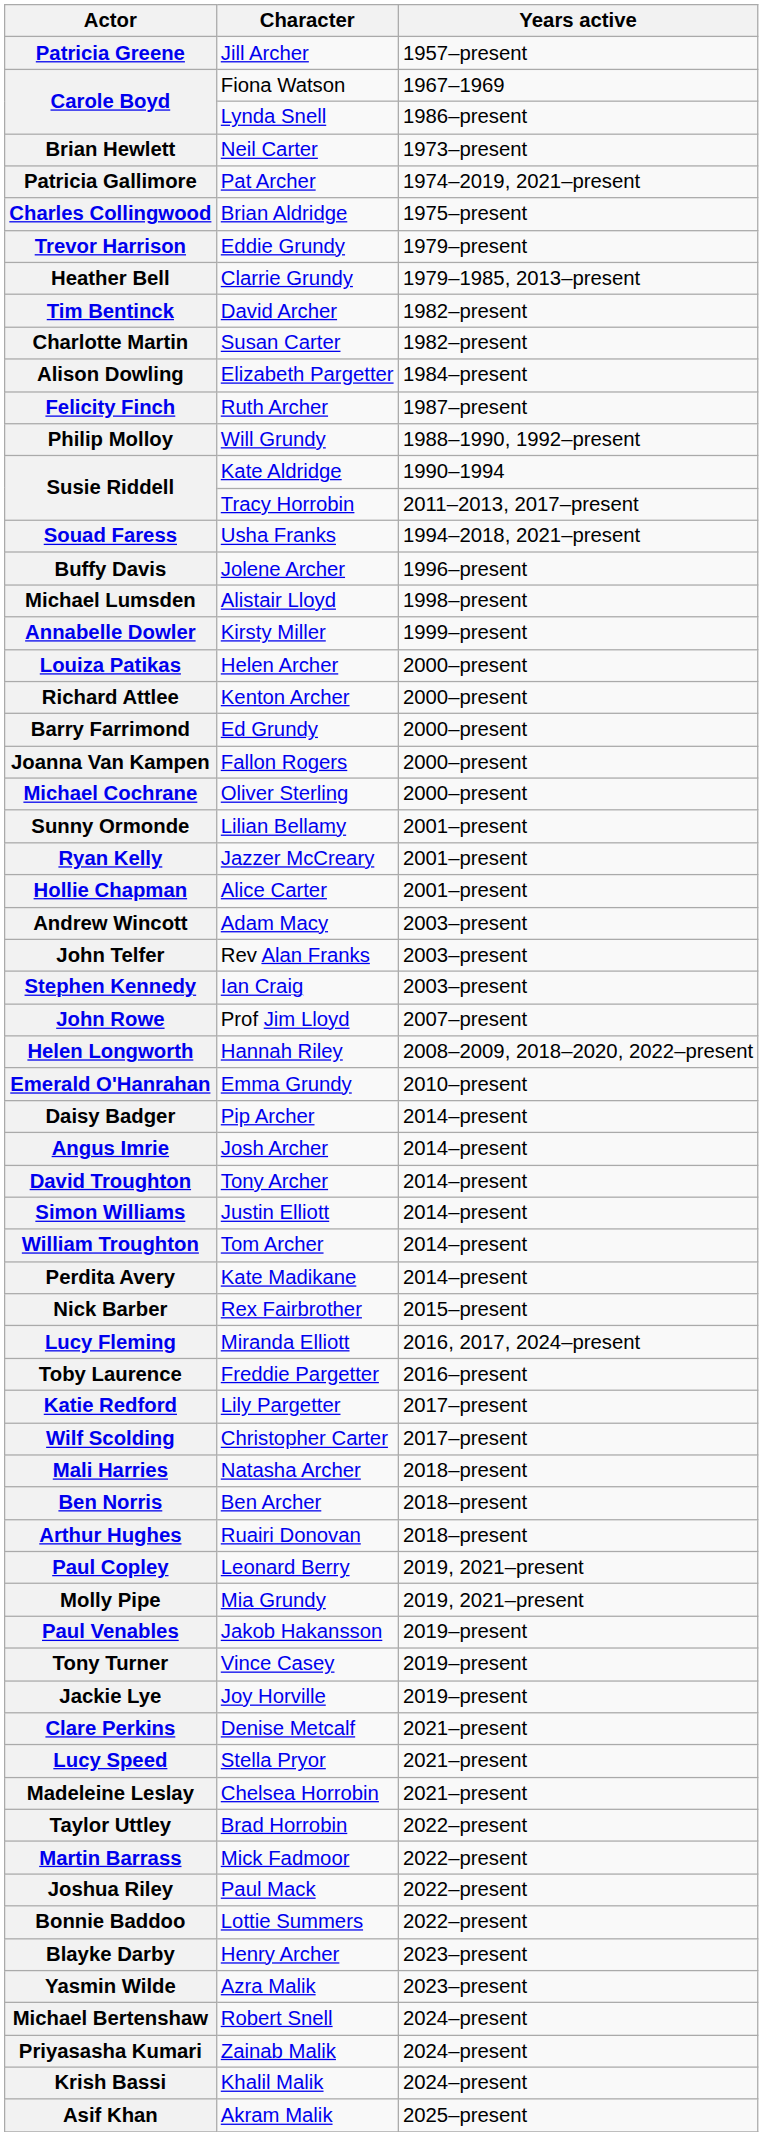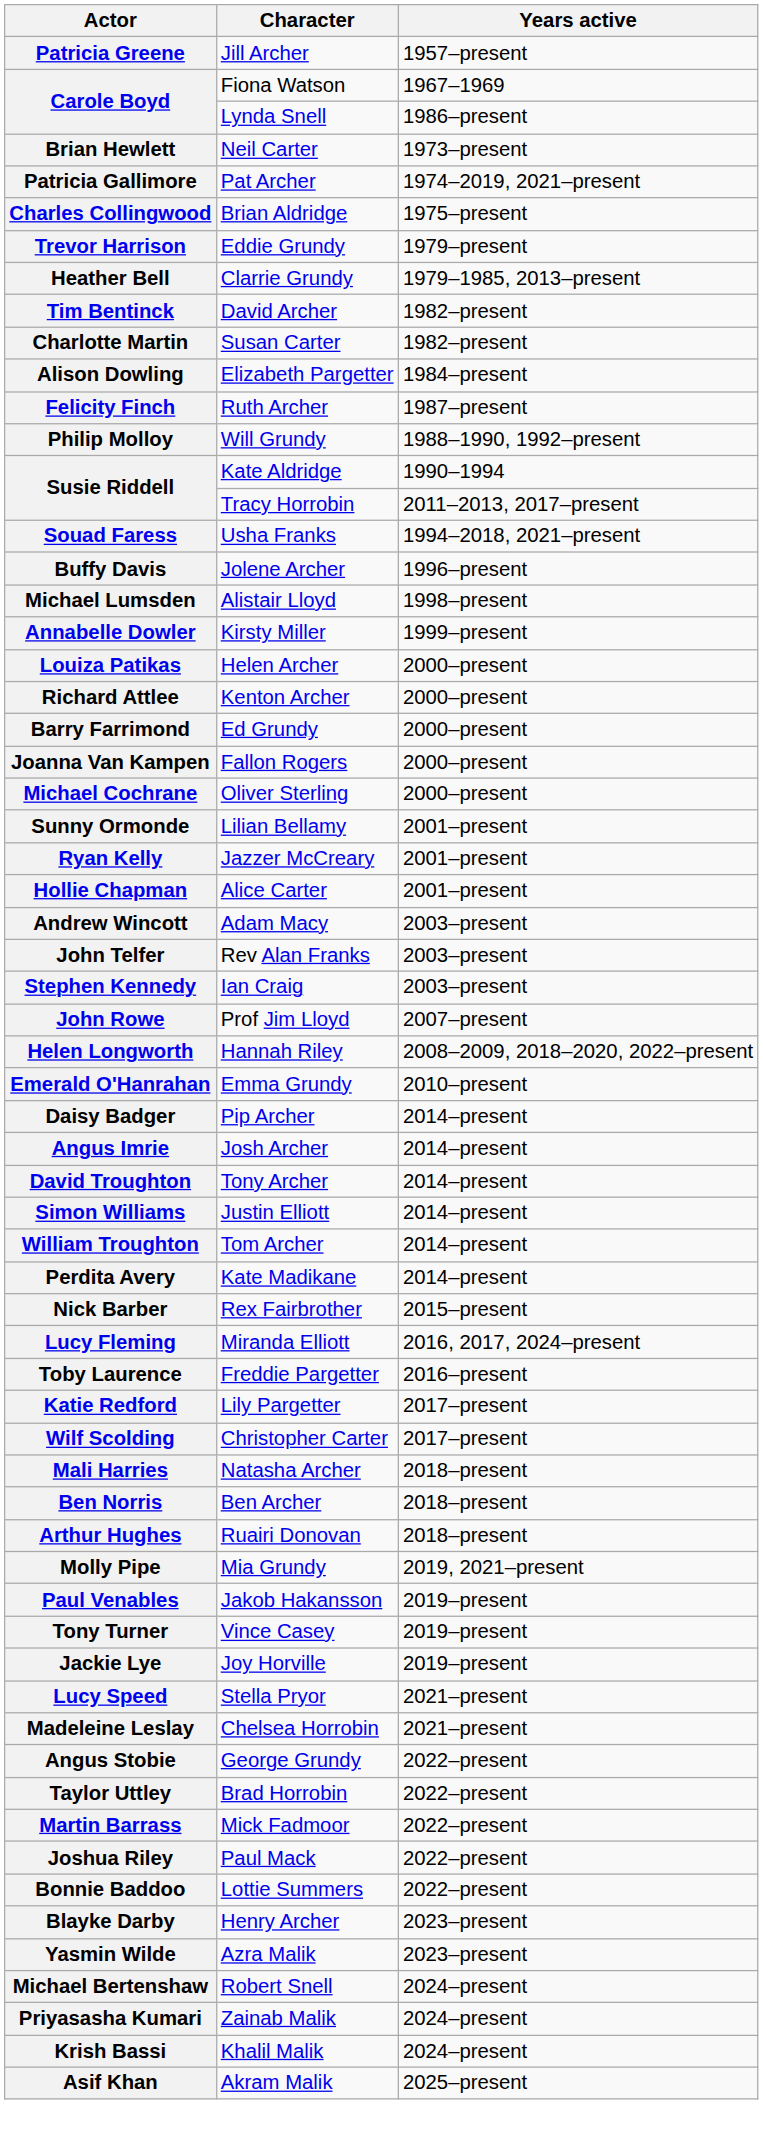- row: (110, 1567)
- row: (110, 1728)
+ row: (110, 1760)
